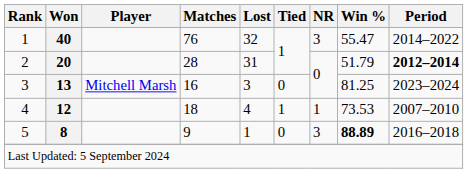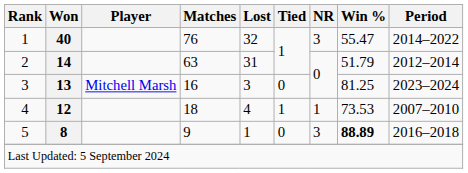(64, 62) 20 -> (64, 62) 14
(191, 62) 28 -> (191, 62) 63
(426, 62) bold -> (426, 62) normal
